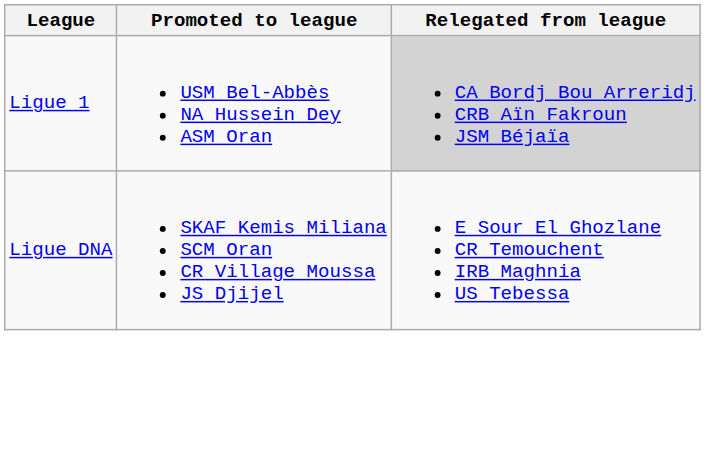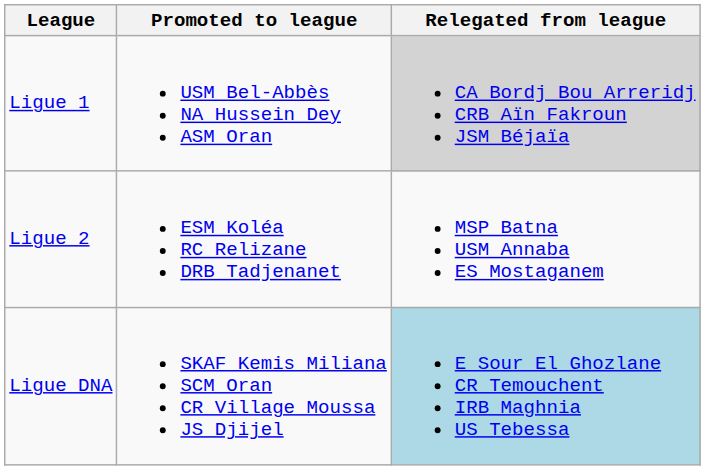+ row: (49, 239)
(546, 261) no background -> (546, 397) lightblue background
